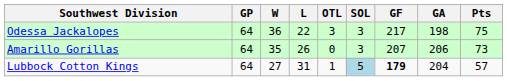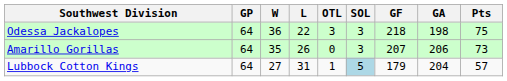(396, 31) 217 -> (396, 31) 218
(396, 67) bold -> (396, 67) normal
